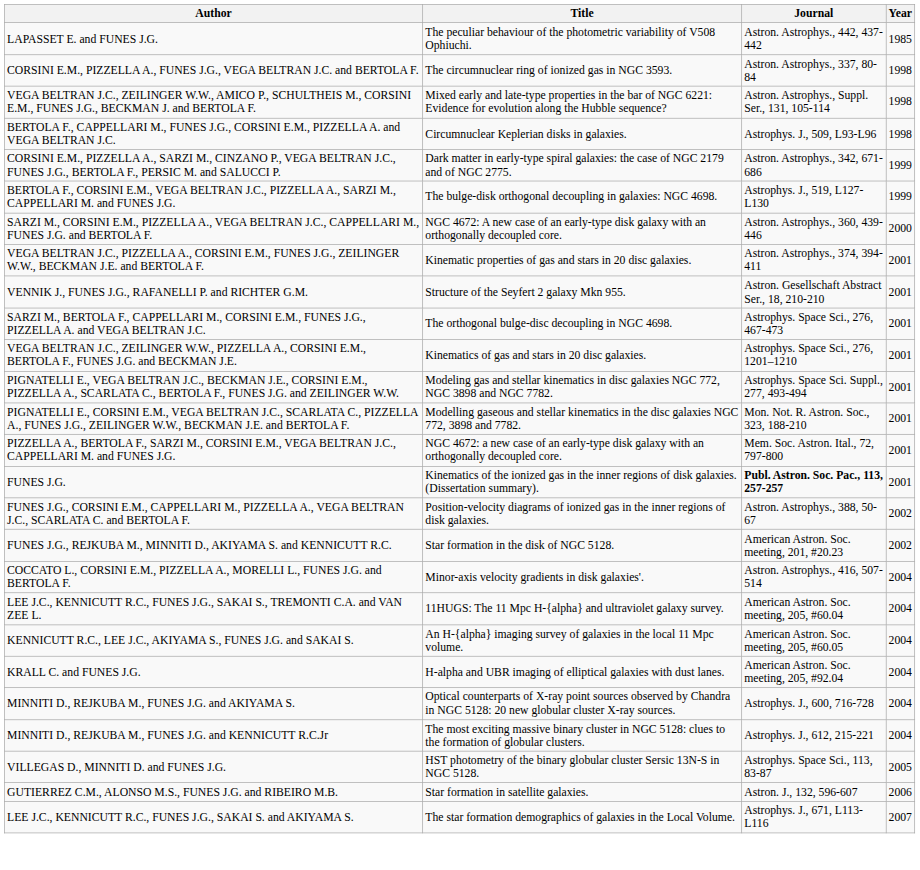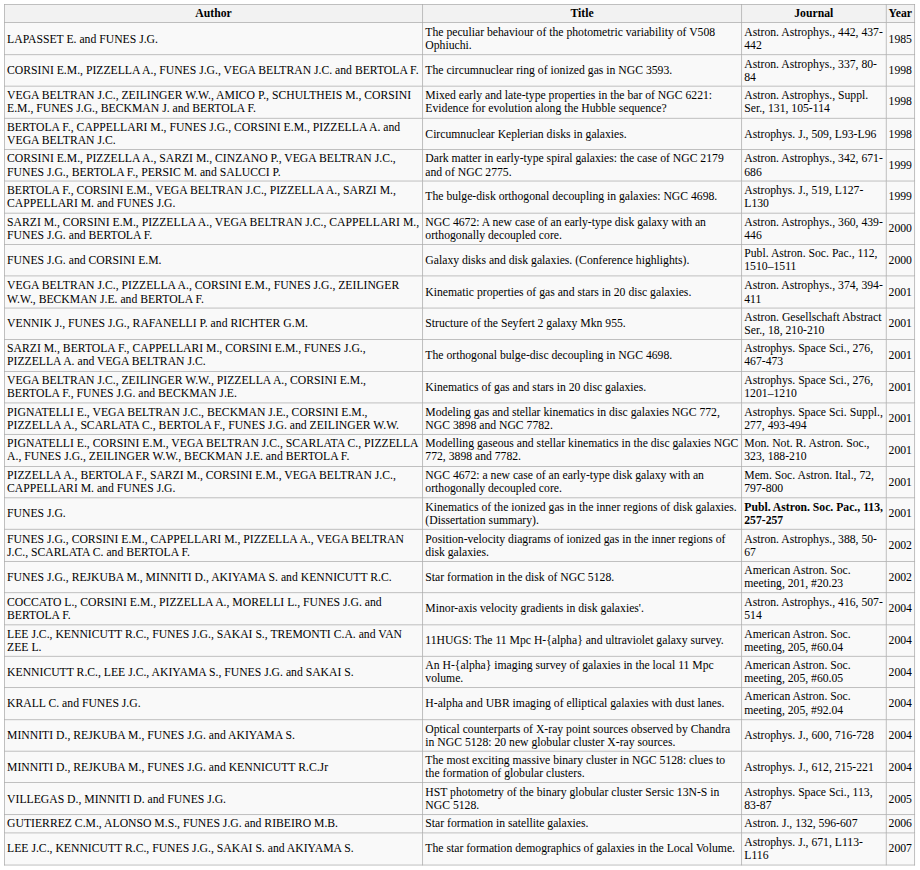+ row: (84, 260)
